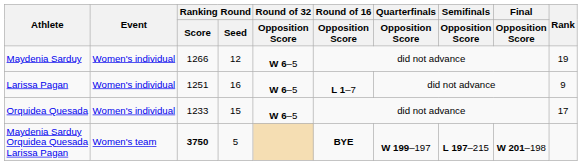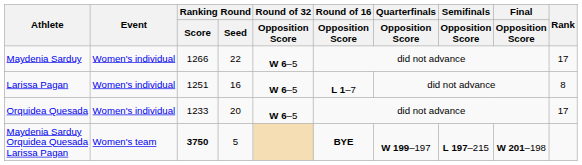(235, 59) 12 -> (235, 59) 22
(563, 59) 19 -> (563, 59) 17
(563, 85) 9 -> (563, 85) 8
(235, 111) 15 -> (235, 111) 20
